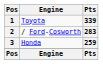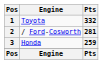(90, 21) 339 -> (90, 21) 332
(90, 32) 283 -> (90, 32) 281
